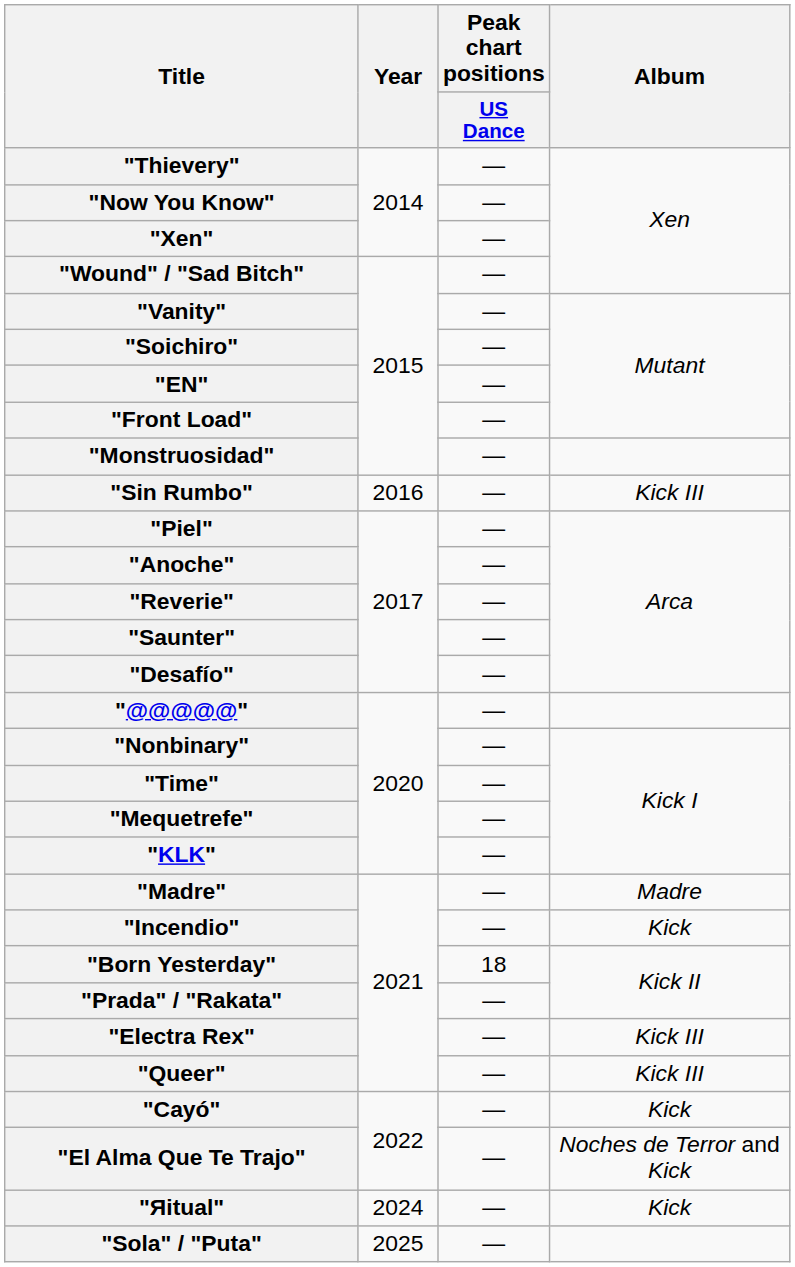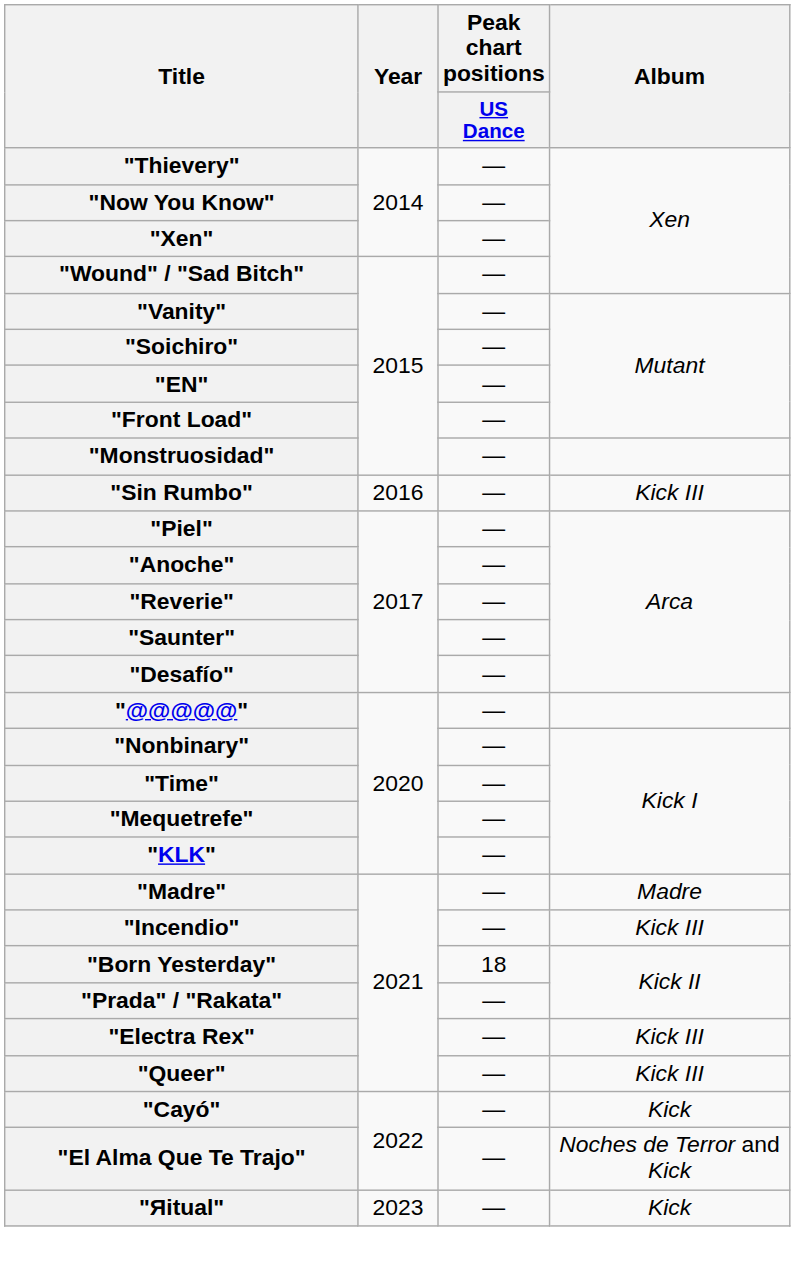(670, 927) Kick -> (670, 927) Kick III
(398, 1207) 2024 -> (398, 1207) 2023
- row: (182, 1243)
